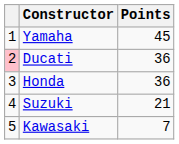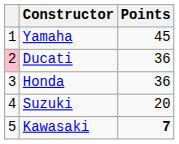(162, 105) 21 -> (162, 105) 20
(166, 128) normal -> (166, 128) bold
